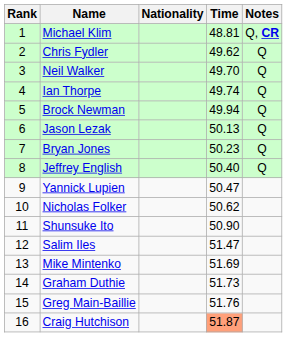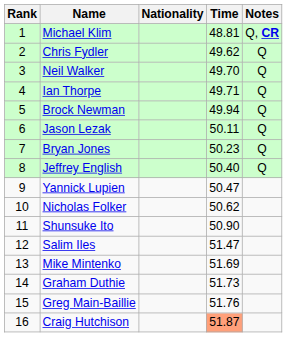(224, 91) 49.74 -> (224, 91) 49.71
(224, 129) 50.13 -> (224, 129) 50.11
